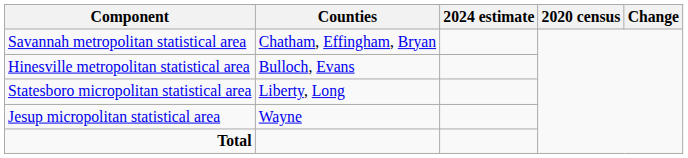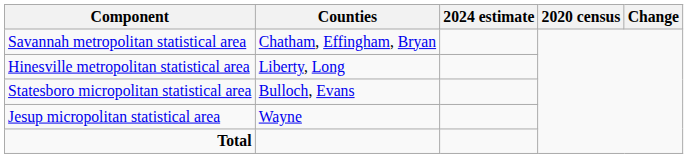(307, 66) Bulloch, Evans -> (302, 66) Liberty, Long
(302, 91) Liberty, Long -> (307, 91) Bulloch, Evans
